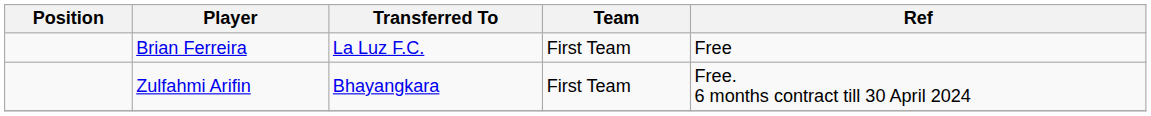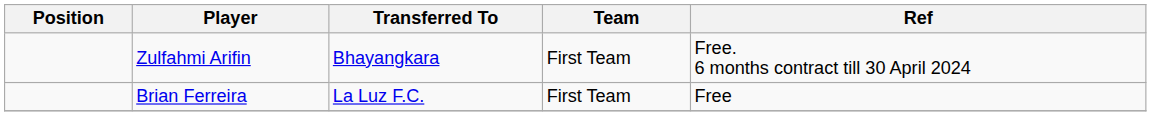rows swapped: (191, 47) <-> (193, 86)
